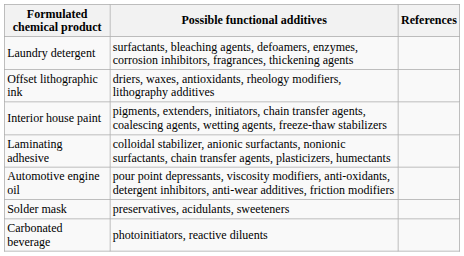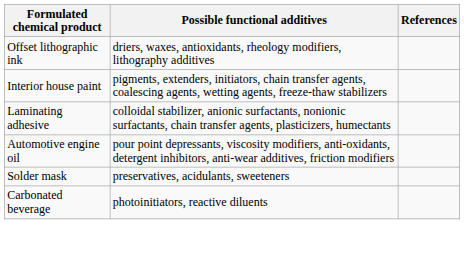- row: (51, 53)
